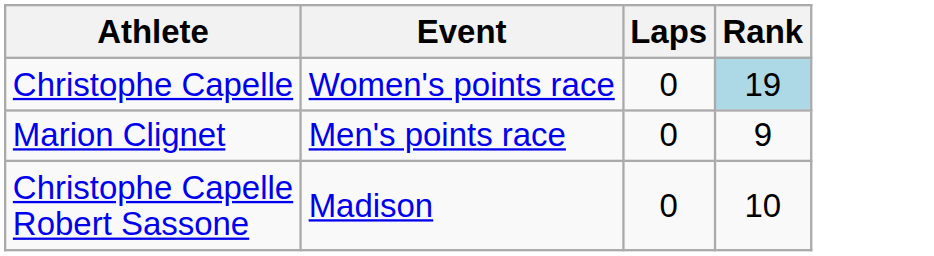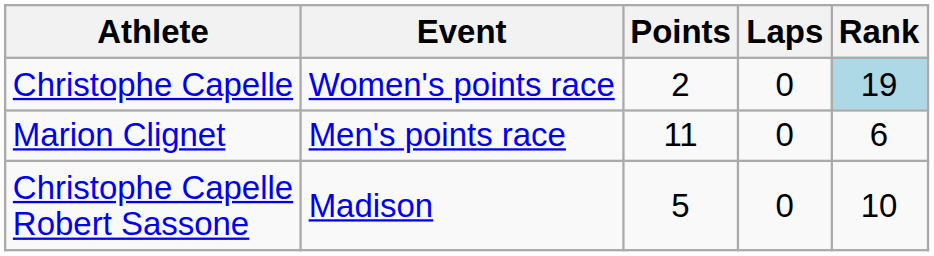+ column: (681, 32)
(763, 136) 9 -> (879, 136) 6
